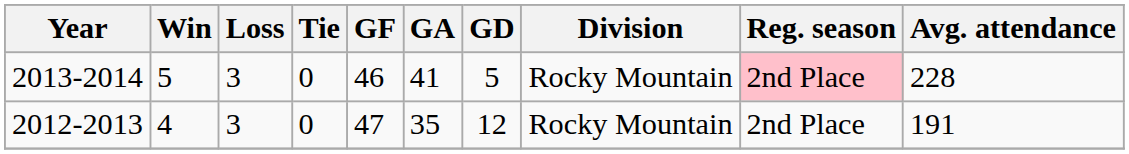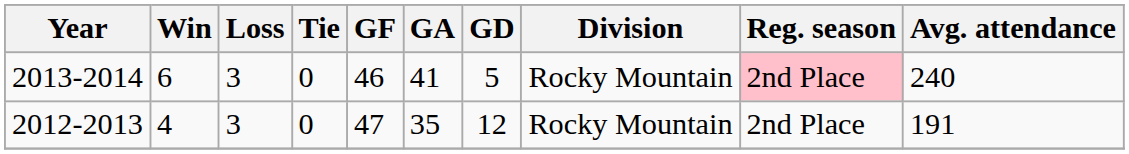(164, 76) 5 -> (164, 76) 6
(933, 76) 228 -> (933, 76) 240
